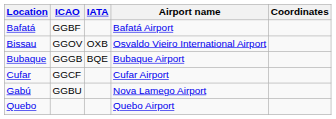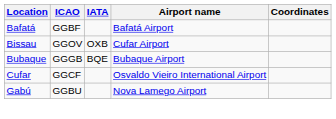(190, 43) Osvaldo Vieiro International Airport -> (141, 43) Cufar Airport
(141, 75) Cufar Airport -> (190, 75) Osvaldo Vieiro International Airport
- row: (21, 106)
